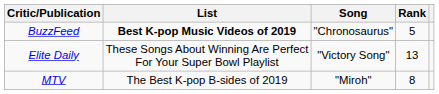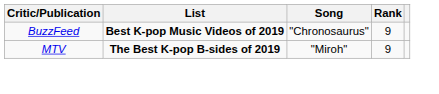(412, 31) 5 -> (388, 31) 9
- row: (54, 55)
(207, 80) normal -> (195, 49) bold
(412, 80) 8 -> (388, 49) 9
